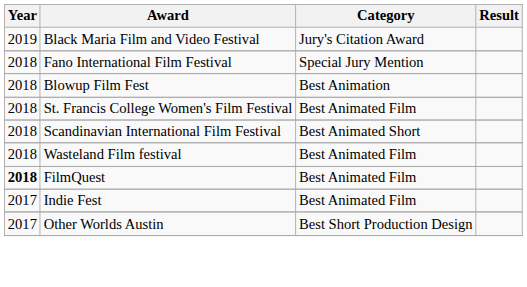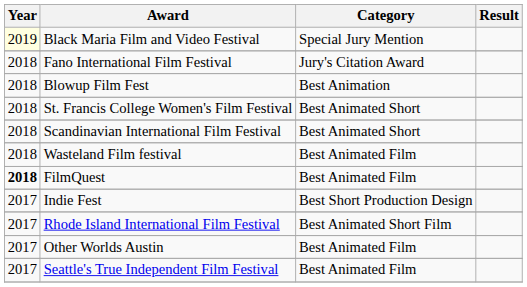(22, 39) no background -> (22, 39) lightyellow background
(362, 39) Jury's Citation Award -> (361, 39) Special Jury Mention
(361, 62) Special Jury Mention -> (362, 62) Jury's Citation Award
(358, 108) Best Animated Film -> (360, 108) Best Animated Short
(358, 200) Best Animated Film -> (386, 200) Best Short Production Design
+ row: (162, 223)
(386, 223) Best Short Production Design -> (358, 246) Best Animated Film
+ row: (161, 270)
